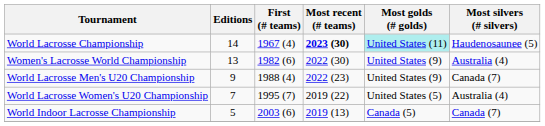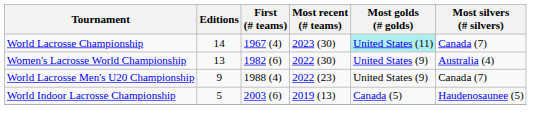(327, 43) bold -> (314, 43) normal
(495, 43) Haudenosaunee (5) -> (463, 43) Canada (7)
- row: (107, 95)
(476, 113) Canada (7) -> (481, 95) Haudenosaunee (5)
